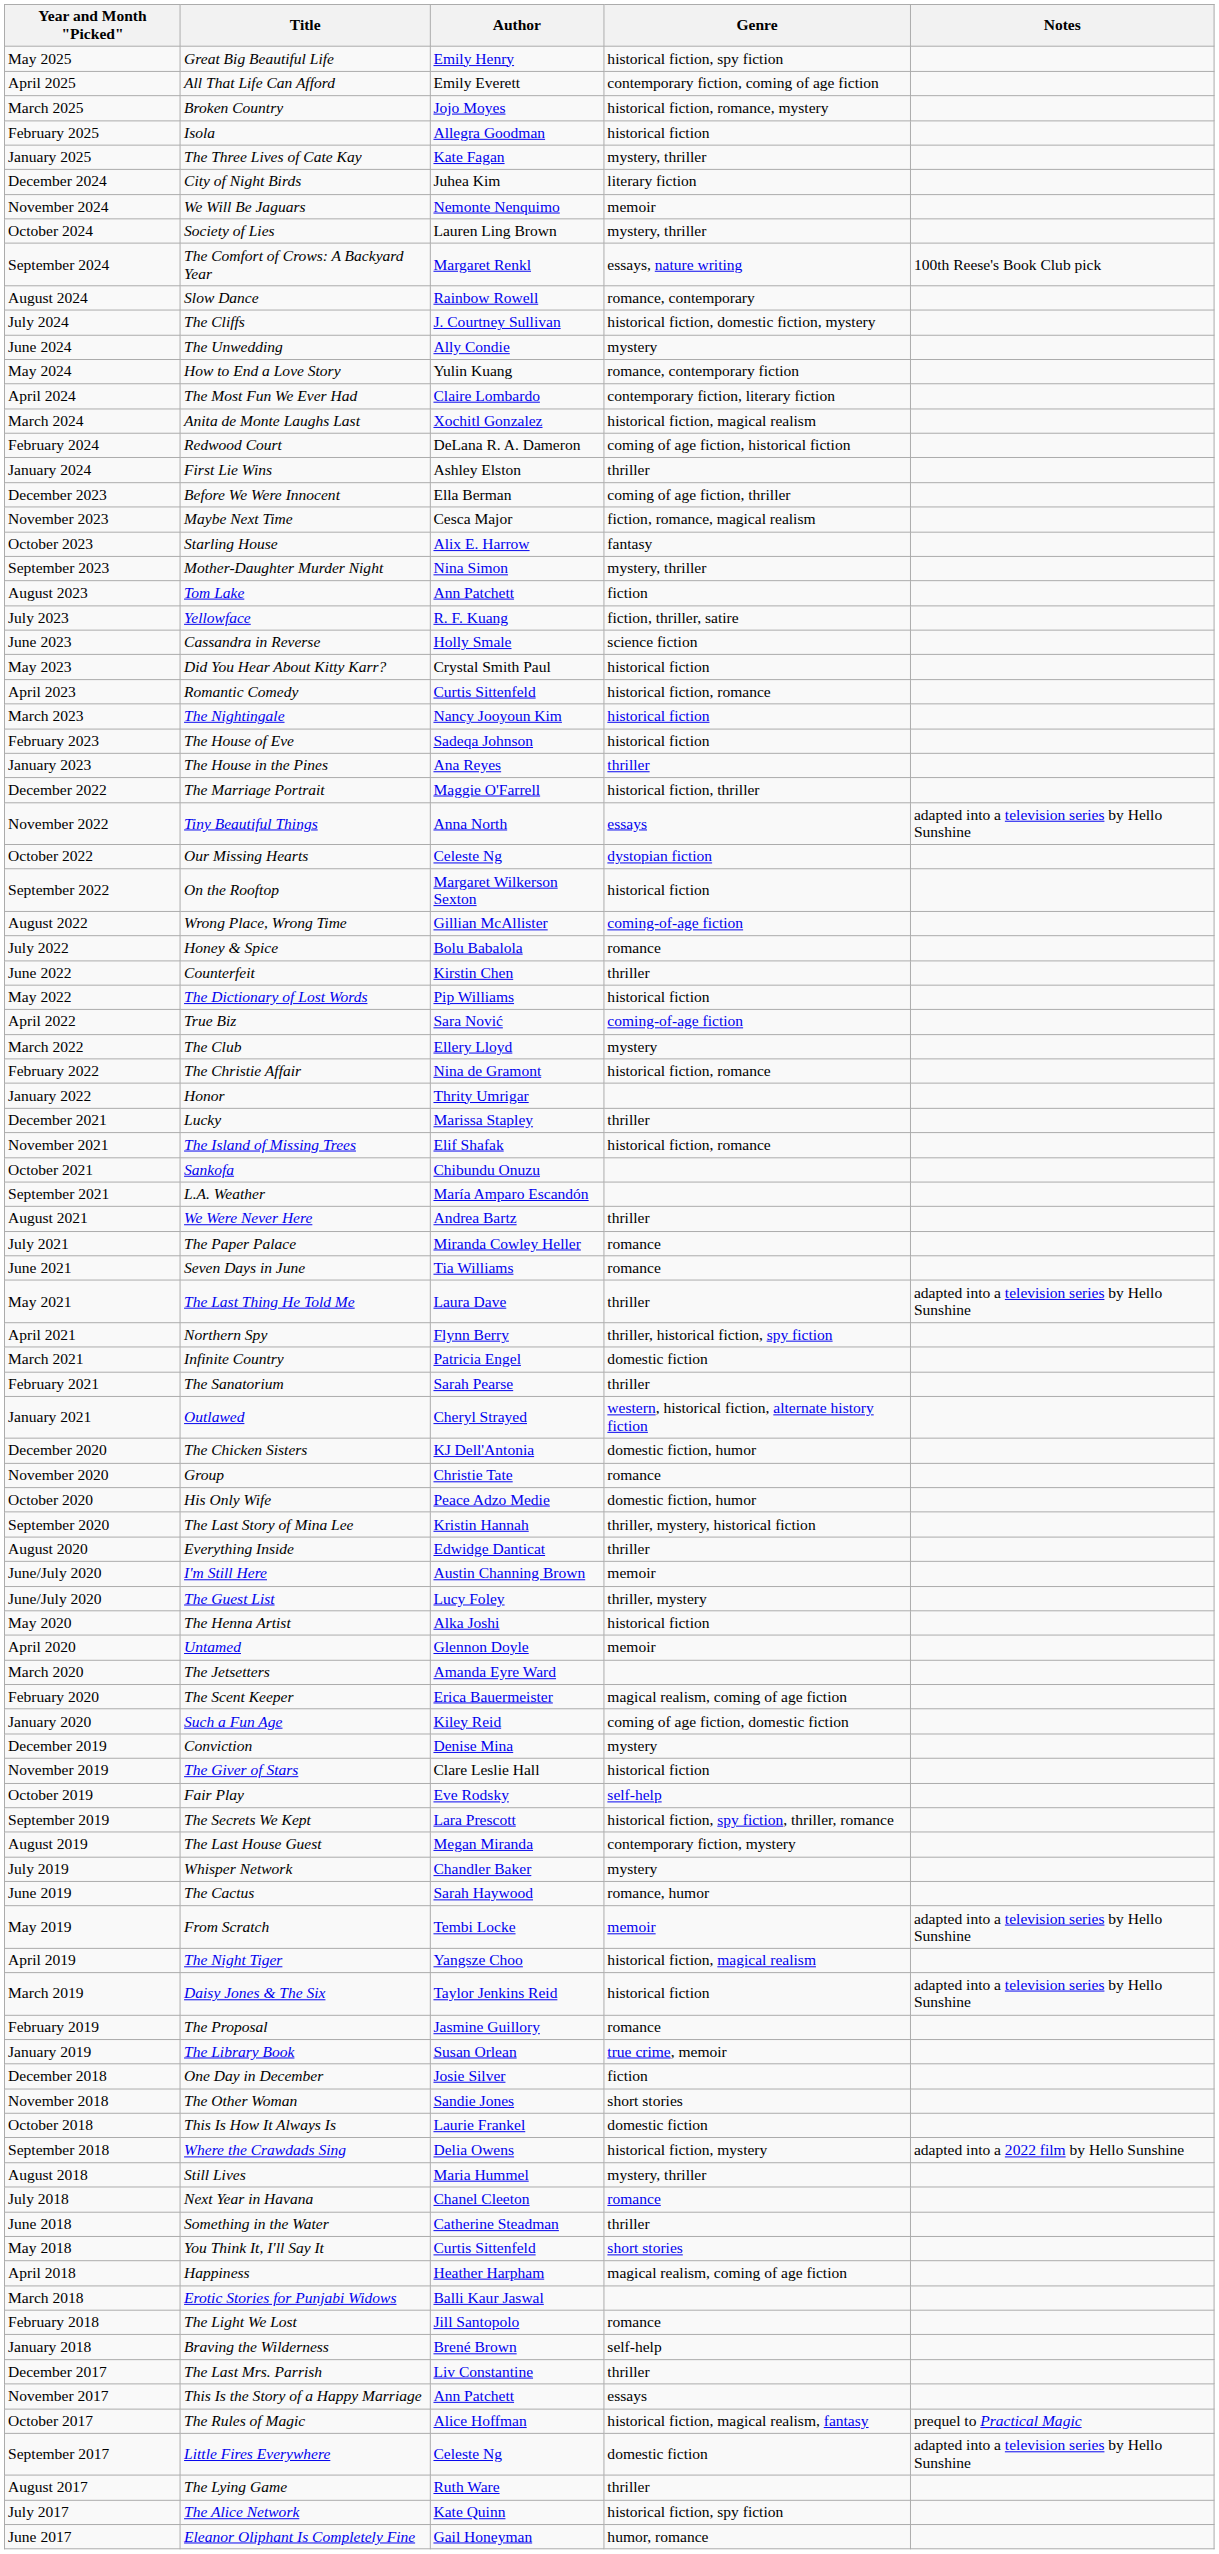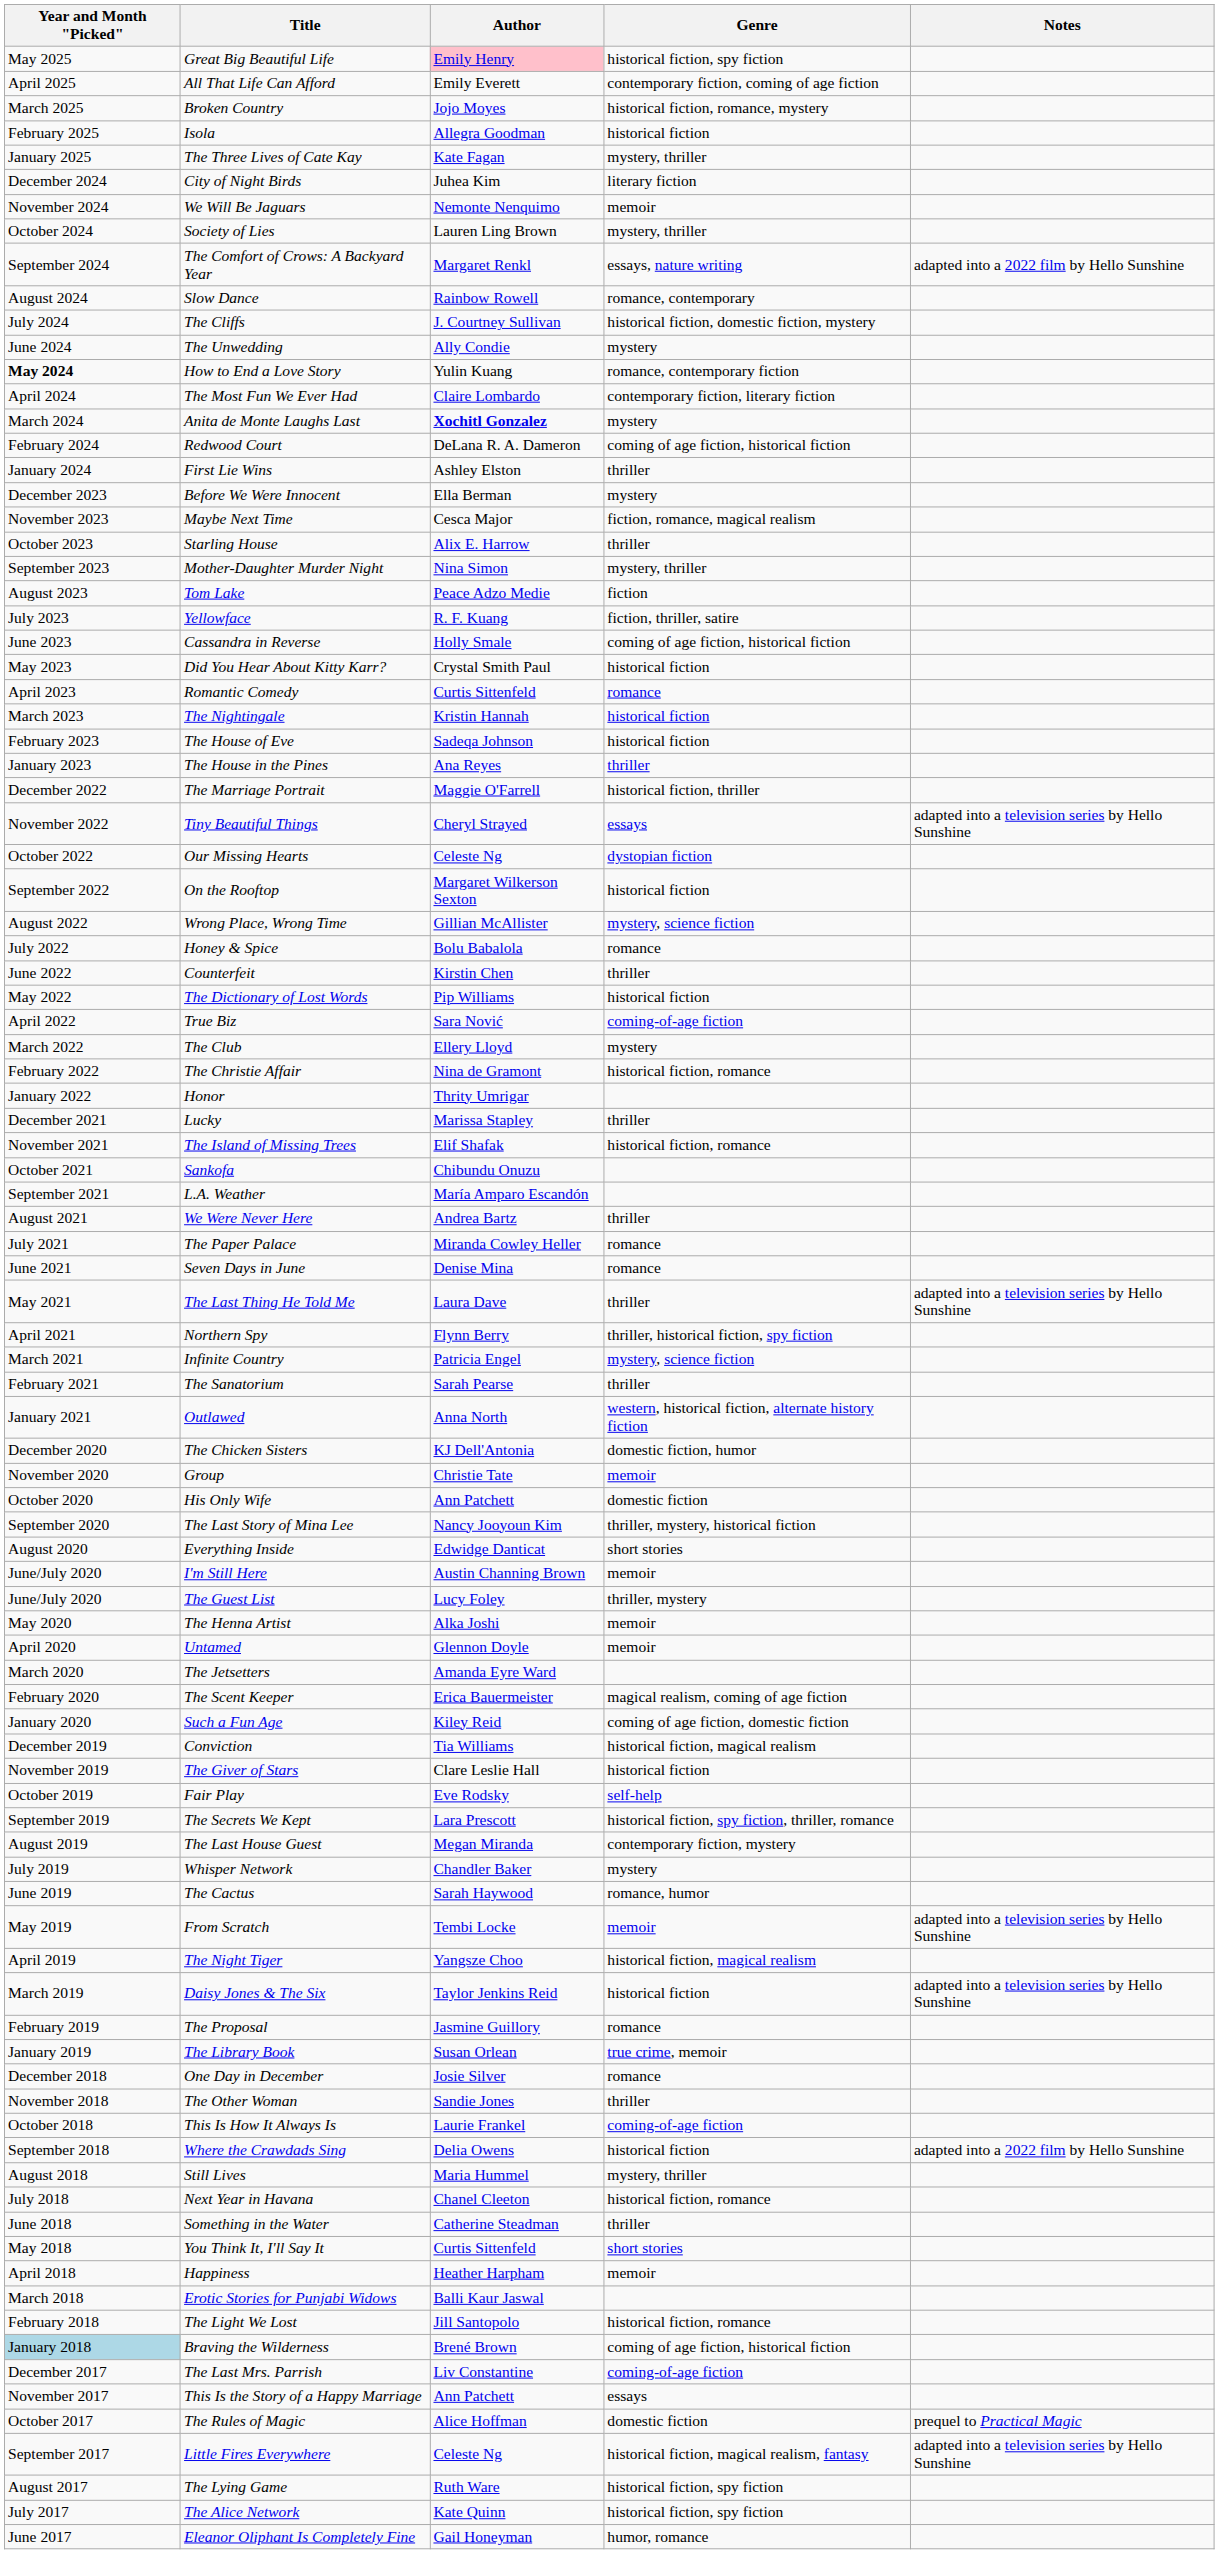(474, 58) no background -> (474, 58) pink background
(1008, 264) 100th Reese's Book Club pick -> (1049, 264) adapted into a 2022 film by Hello Sunshine
(40, 371) normal -> (41, 371) bold
(488, 420) normal -> (490, 420) bold
(712, 420) historical fiction, magical realism -> (632, 420) mystery
(699, 494) coming of age fiction, thriller -> (632, 494) mystery
(630, 544) fantasy -> (628, 544) thriller
(474, 593) Ann Patchett -> (492, 593) Peace Adzo Medie
(652, 642) science fiction -> (729, 642) coming of age fiction, historical fiction
(689, 691) historical fiction, romance -> (634, 691) romance
(498, 716) Nancy Jooyoun Kim -> (481, 716) Kristin Hannah
(470, 823) Anna North -> (480, 823) Cheryl Strayed
(675, 923) coming-of-age fiction -> (681, 923) mystery, science fiction
(473, 1268) Tia Williams -> (473, 1268) Denise Mina
(658, 1359) domestic fiction -> (681, 1359) mystery, science fiction
(480, 1417) Cheryl Strayed -> (470, 1417) Anna North
(634, 1475) romance -> (632, 1475) memoir
(492, 1499) Peace Adzo Medie -> (474, 1499) Ann Patchett
(682, 1499) domestic fiction, humor -> (658, 1499) domestic fiction
(481, 1524) Kristin Hannah -> (498, 1524) Nancy Jooyoun Kim
(628, 1549) thriller -> (645, 1549) short stories
(658, 1623) historical fiction -> (632, 1623) memoir
(473, 1746) Denise Mina -> (473, 1746) Tia Williams
(632, 1746) mystery -> (712, 1746) historical fiction, magical realism
(628, 2076) fiction -> (634, 2076) romance
(645, 2100) short stories -> (628, 2100) thriller
(658, 2125) domestic fiction -> (675, 2125) coming-of-age fiction
(687, 2150) historical fiction, mystery -> (658, 2150) historical fiction
(634, 2199) romance -> (689, 2199) historical fiction, romance
(727, 2273) magical realism, coming of age fiction -> (632, 2273) memoir
(634, 2322) romance -> (689, 2322) historical fiction, romance
(50, 2347) no background -> (50, 2347) lightblue background
(635, 2347) self-help -> (729, 2347) coming of age fiction, historical fiction
(628, 2371) thriller -> (675, 2371) coming-of-age fiction
(738, 2420) historical fiction, magical realism, fantasy -> (658, 2420) domestic fiction
(658, 2454) domestic fiction -> (738, 2454) historical fiction, magical realism, fantasy
(628, 2487) thriller -> (695, 2487) historical fiction, spy fiction
